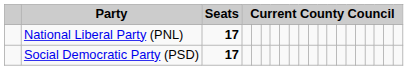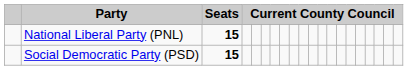(232, 34) 17 -> (232, 34) 15
(232, 55) 17 -> (232, 55) 15
